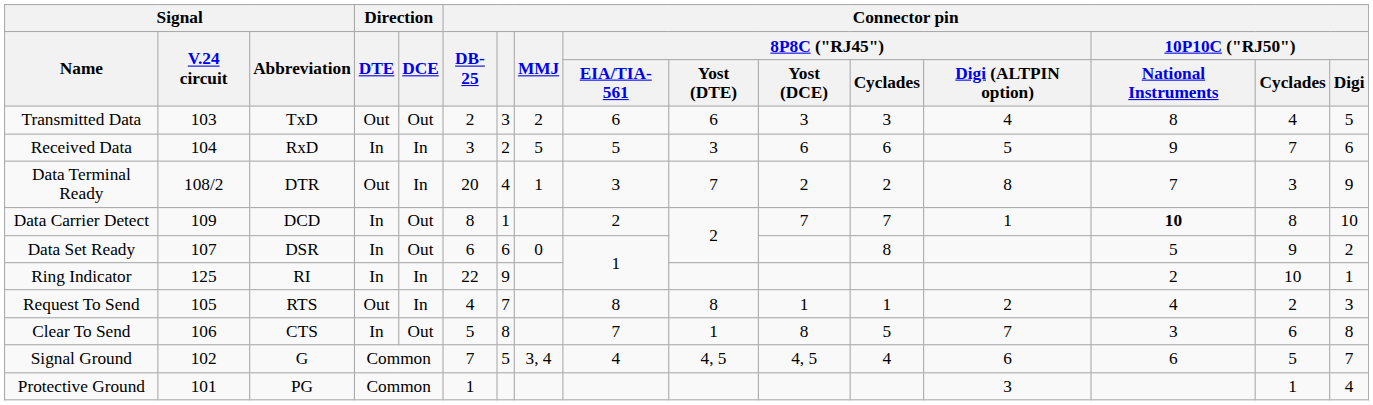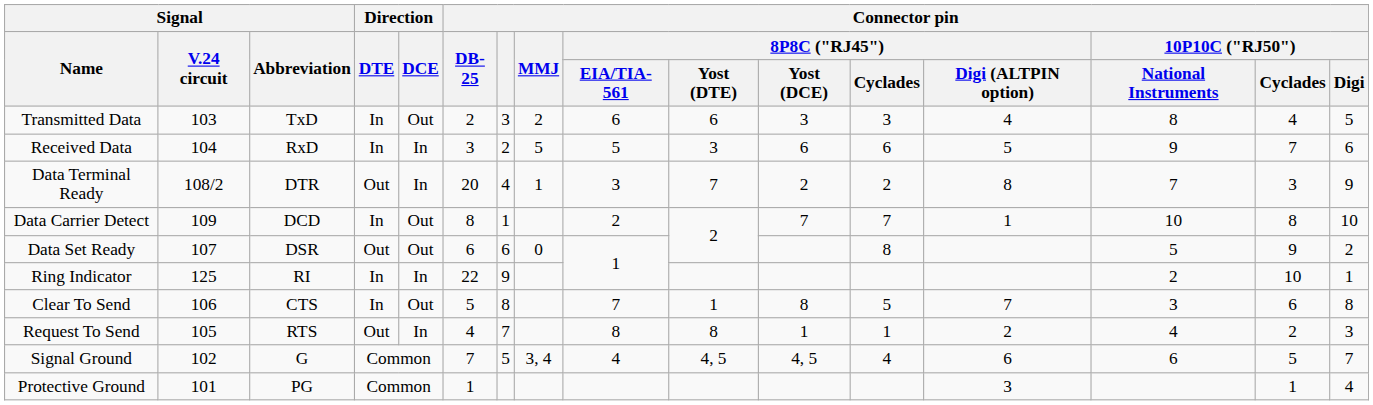(376, 119) Out -> (376, 119) In
(1173, 221) bold -> (1173, 221) normal
(376, 248) In -> (376, 248) Out
rows swapped: (81, 303) <-> (81, 331)
